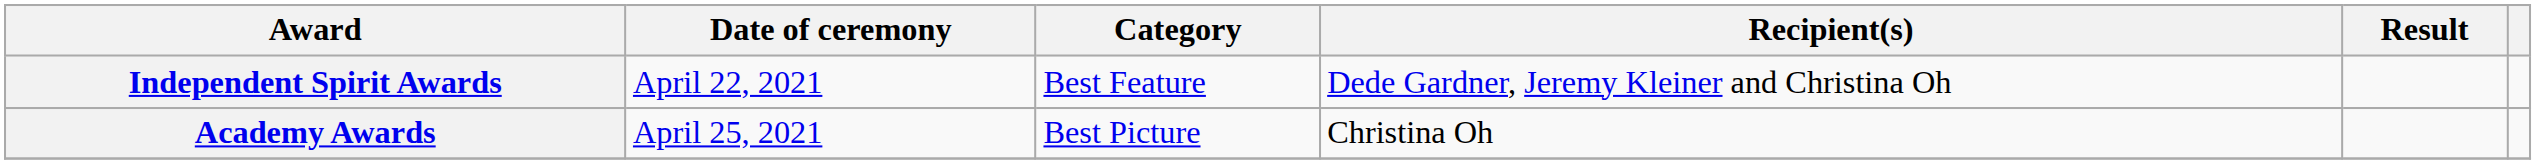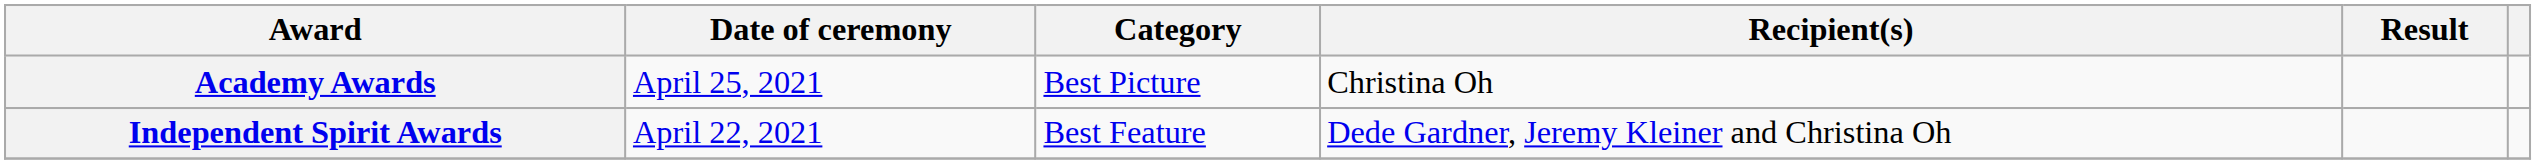rows swapped: (315, 132) <-> (315, 81)
